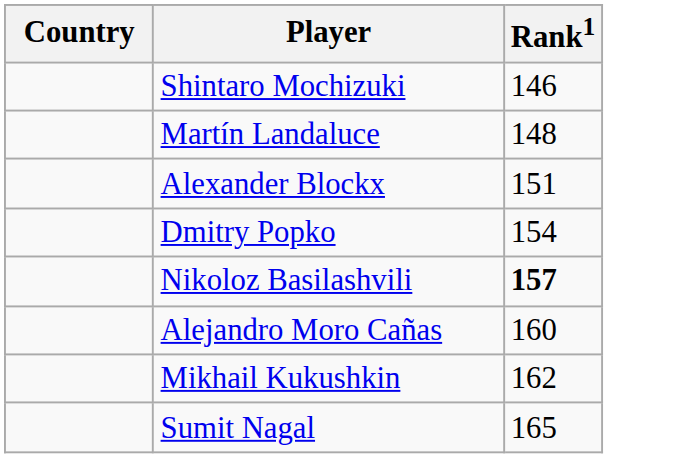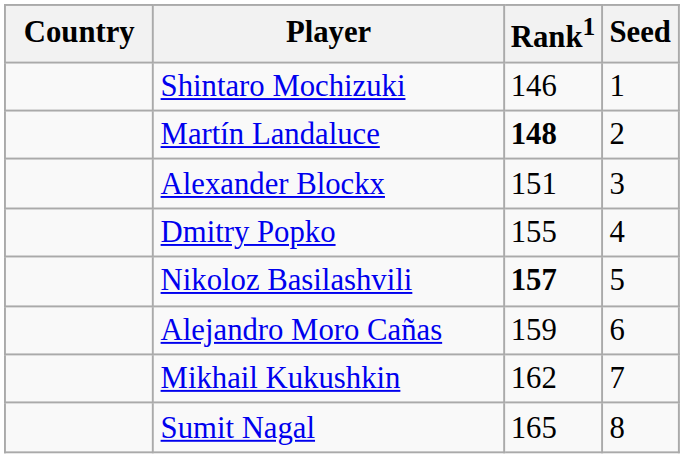+ column: (640, 32)
(534, 134) normal -> (534, 134) bold
(534, 232) 154 -> (534, 232) 155
(534, 329) 160 -> (534, 329) 159
